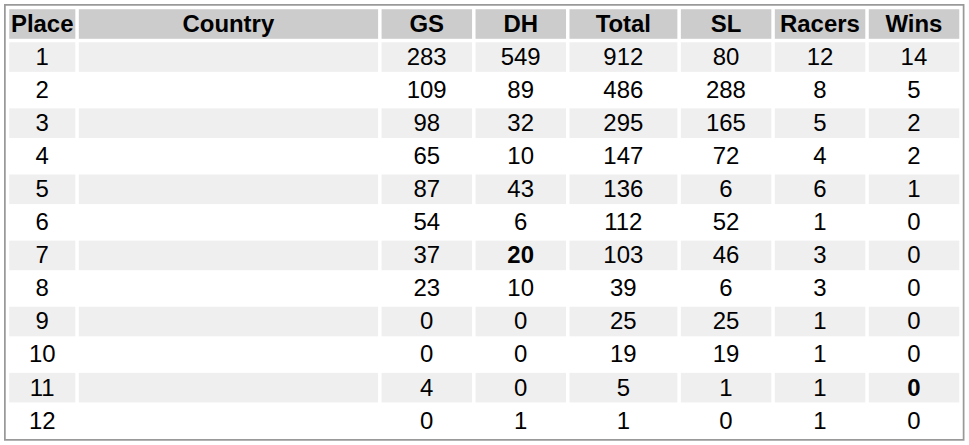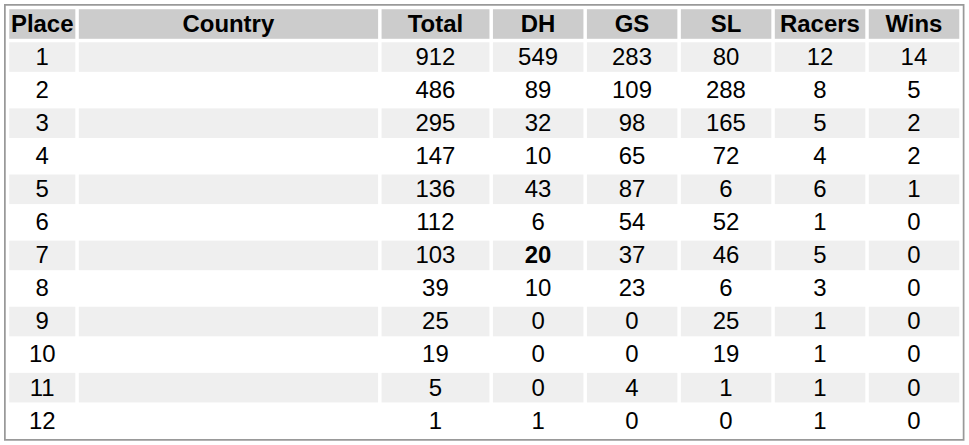columns swapped: (623, 24) <-> (427, 24)
(820, 255) 3 -> (820, 255) 5
(914, 388) bold -> (914, 388) normal
